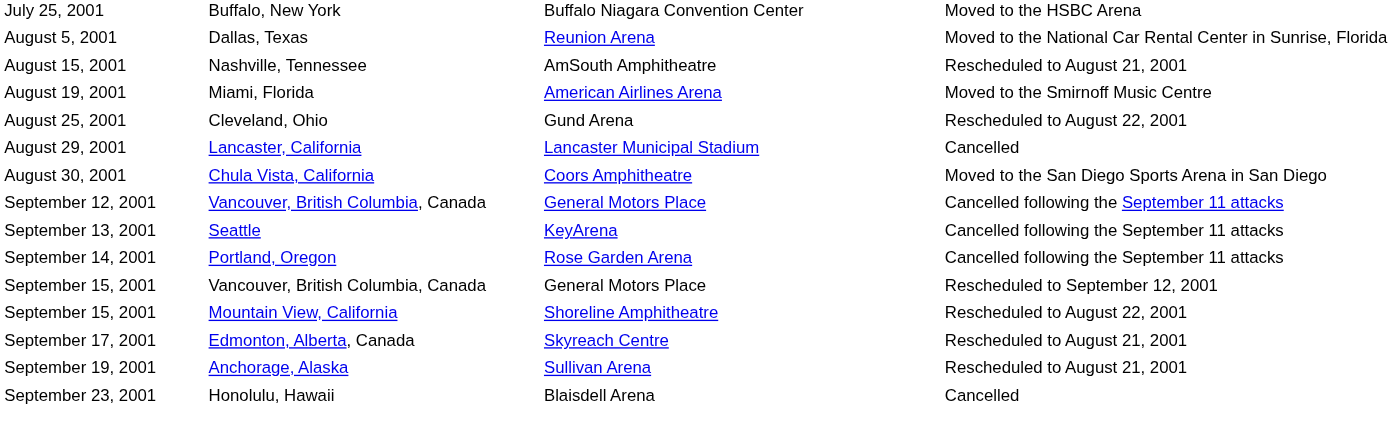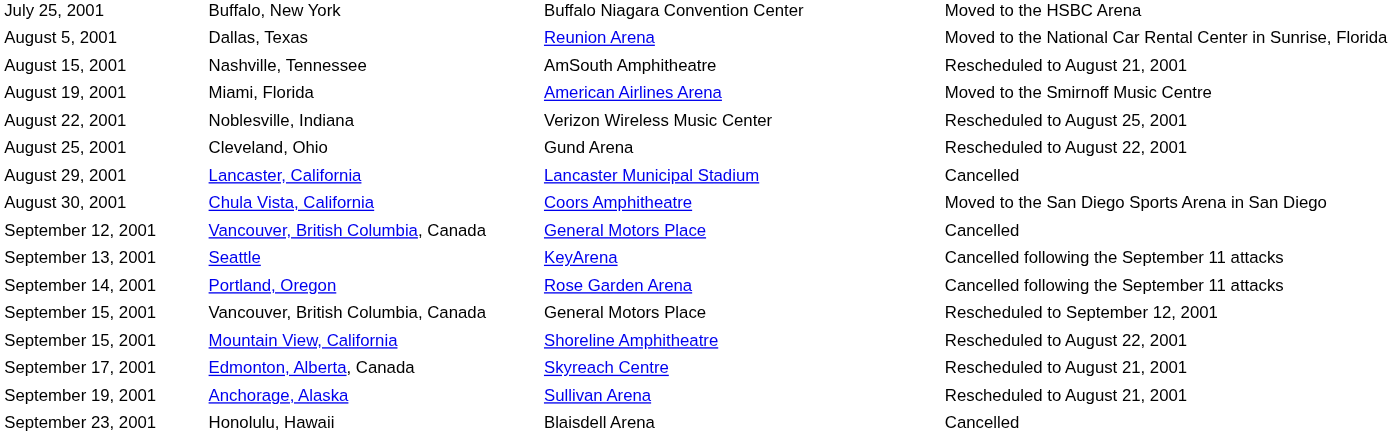+ row: (65, 120)
(1114, 202) Cancelled following the September 11 attacks -> (982, 230) Cancelled
